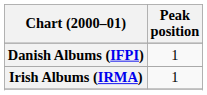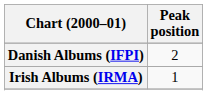(175, 54) 1 -> (175, 54) 2
